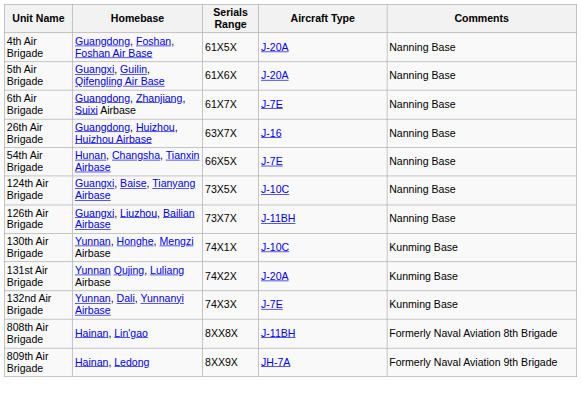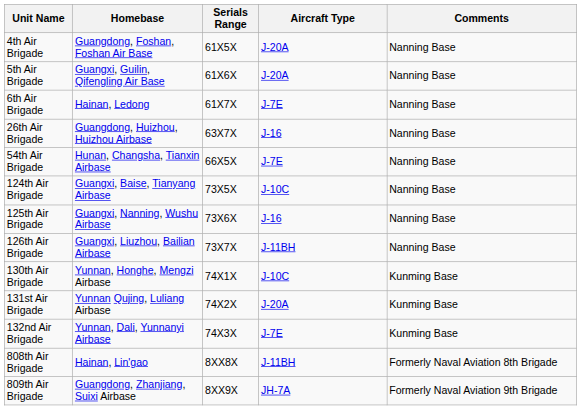(130, 104) Guangdong, Zhanjiang, Suixi Airbase -> (112, 104) Hainan, Ledong
+ row: (28, 219)
(112, 362) Hainan, Ledong -> (130, 390) Guangdong, Zhanjiang, Suixi Airbase
